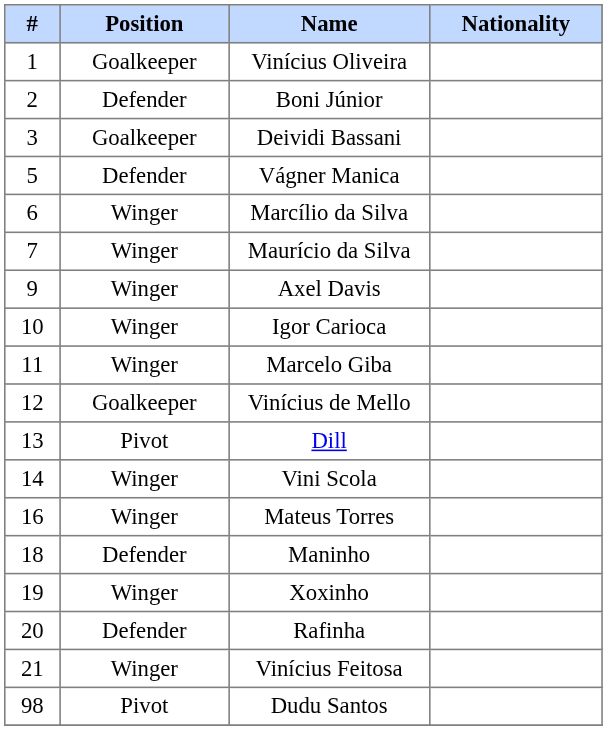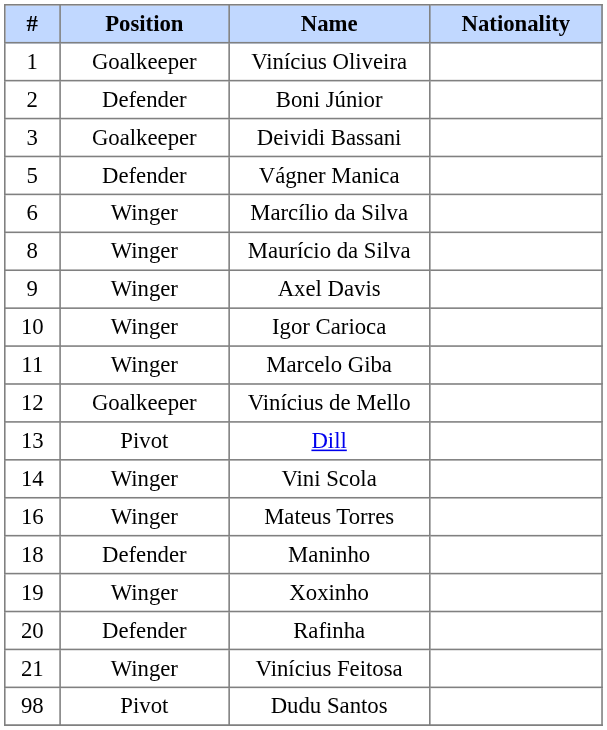(32, 250) 7 -> (32, 250) 8
